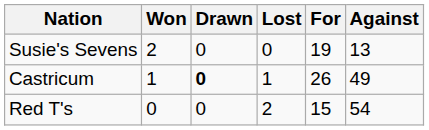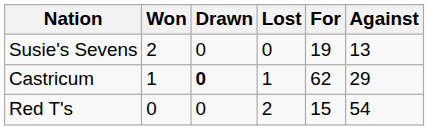(321, 79) 26 -> (321, 79) 62
(360, 79) 49 -> (360, 79) 29
